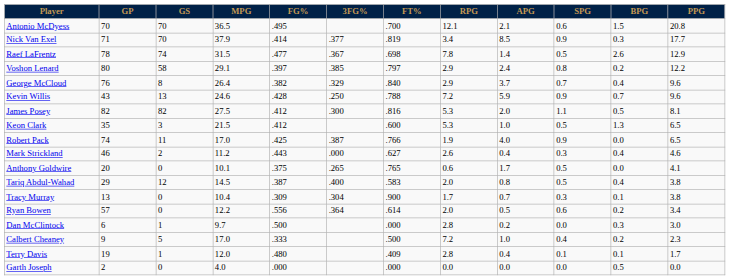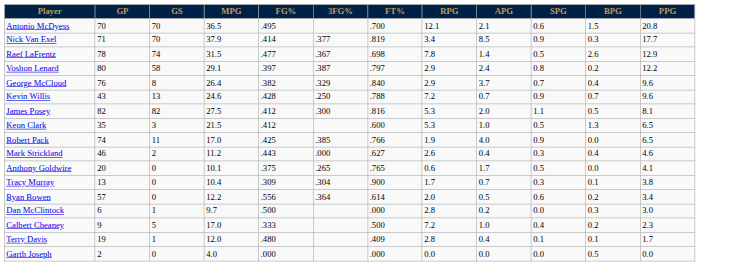(336, 69) .385 -> (323, 69) .387
(505, 97) 5.9 -> (484, 97) 0.7
(336, 140) .387 -> (323, 140) .385
- row: (40, 183)
